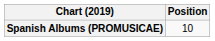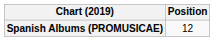(188, 28) 10 -> (188, 28) 12
